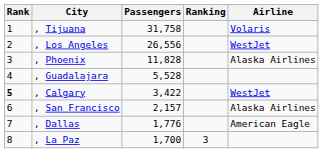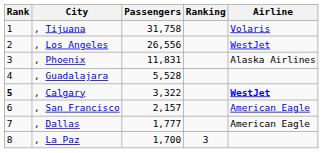(164, 60) 11,828 -> (164, 60) 11,831
(167, 92) 3,422 -> (167, 92) 3,322
(250, 92) normal -> (250, 92) bold
(273, 108) Alaska Airlines -> (270, 108) American Eagle
(167, 124) 1,776 -> (167, 124) 1,777
